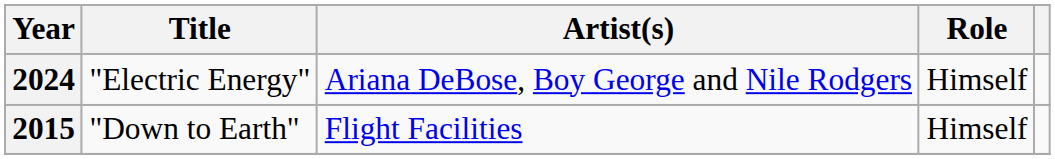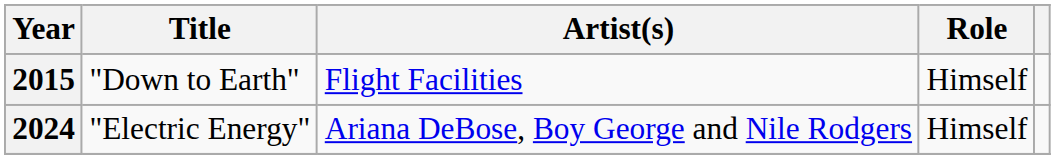rows swapped: (44, 128) <-> (44, 79)
